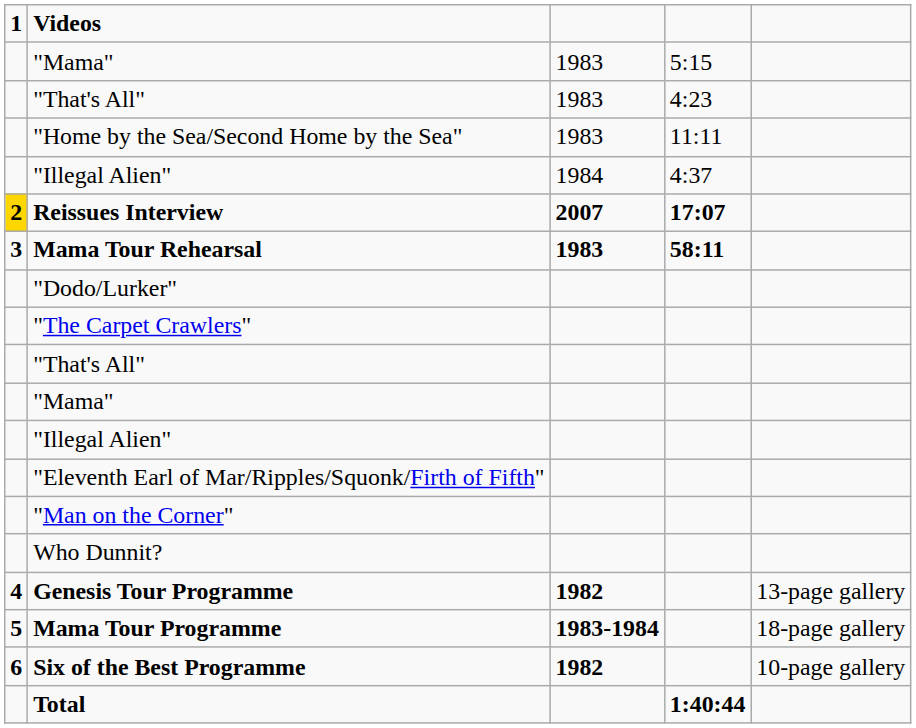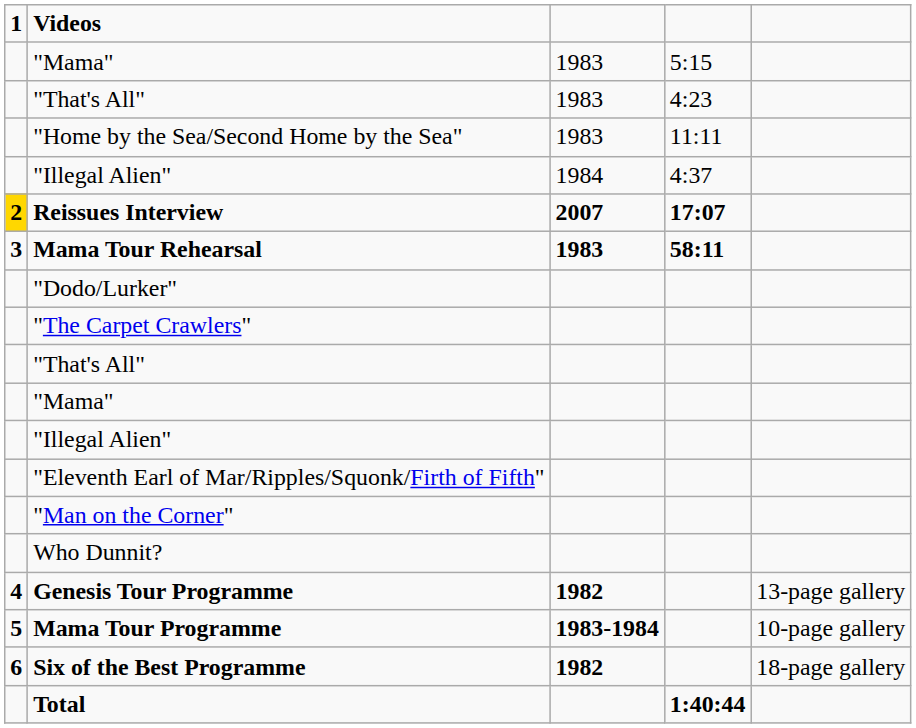(831, 628) 18-page gallery -> (831, 628) 10-page gallery
(831, 666) 10-page gallery -> (831, 666) 18-page gallery
